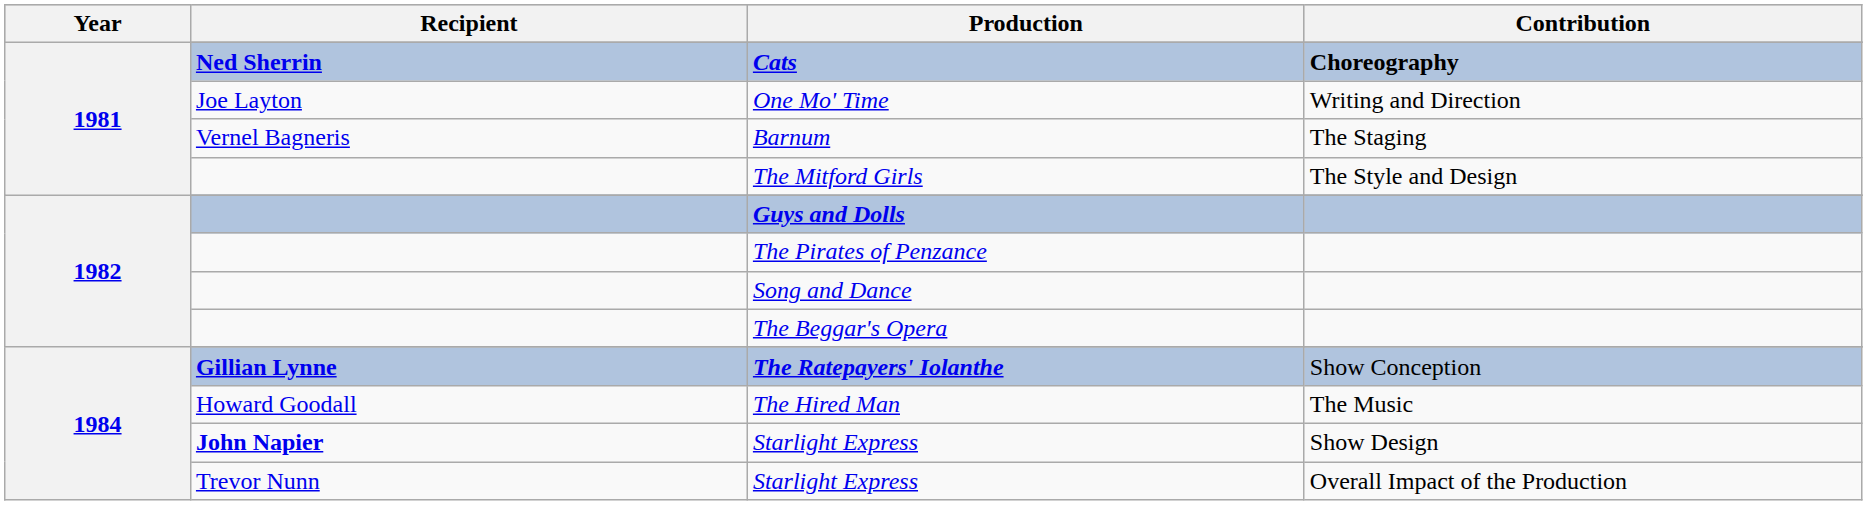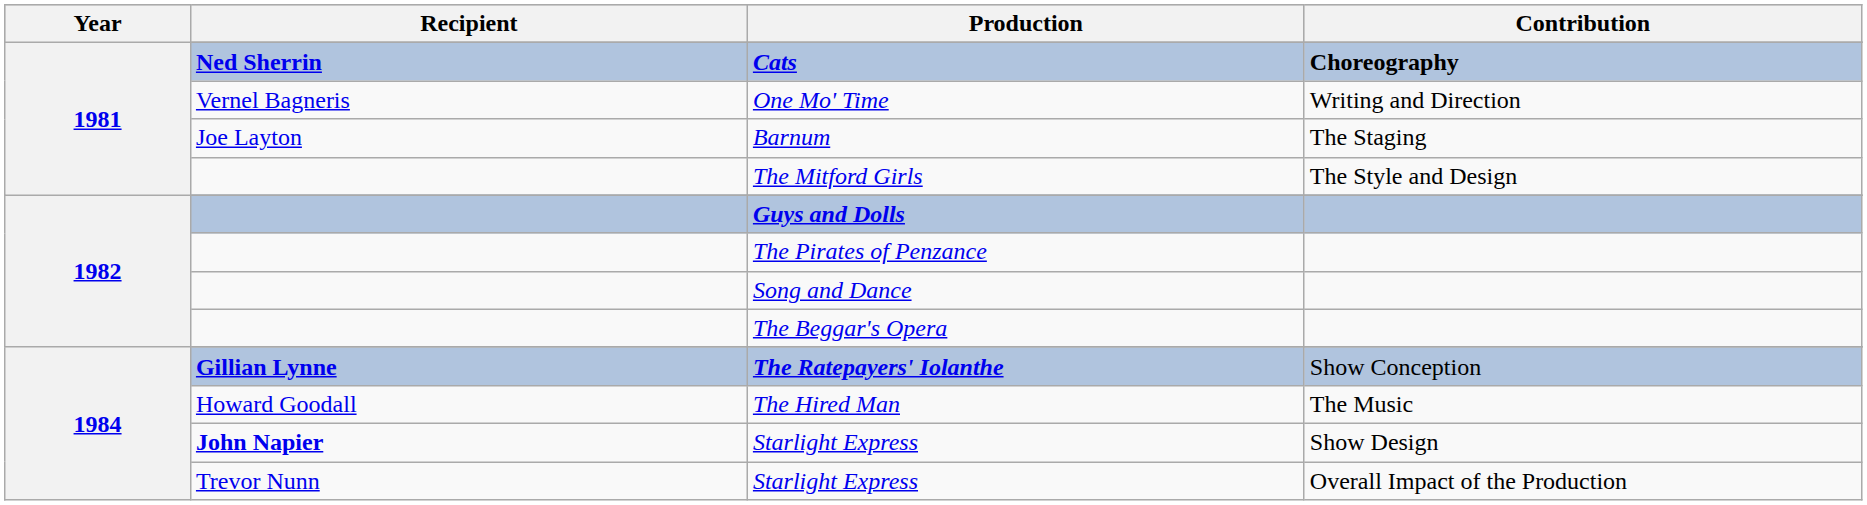(249, 99) Joe Layton -> (273, 99) Vernel Bagneris
(273, 137) Vernel Bagneris -> (249, 137) Joe Layton
